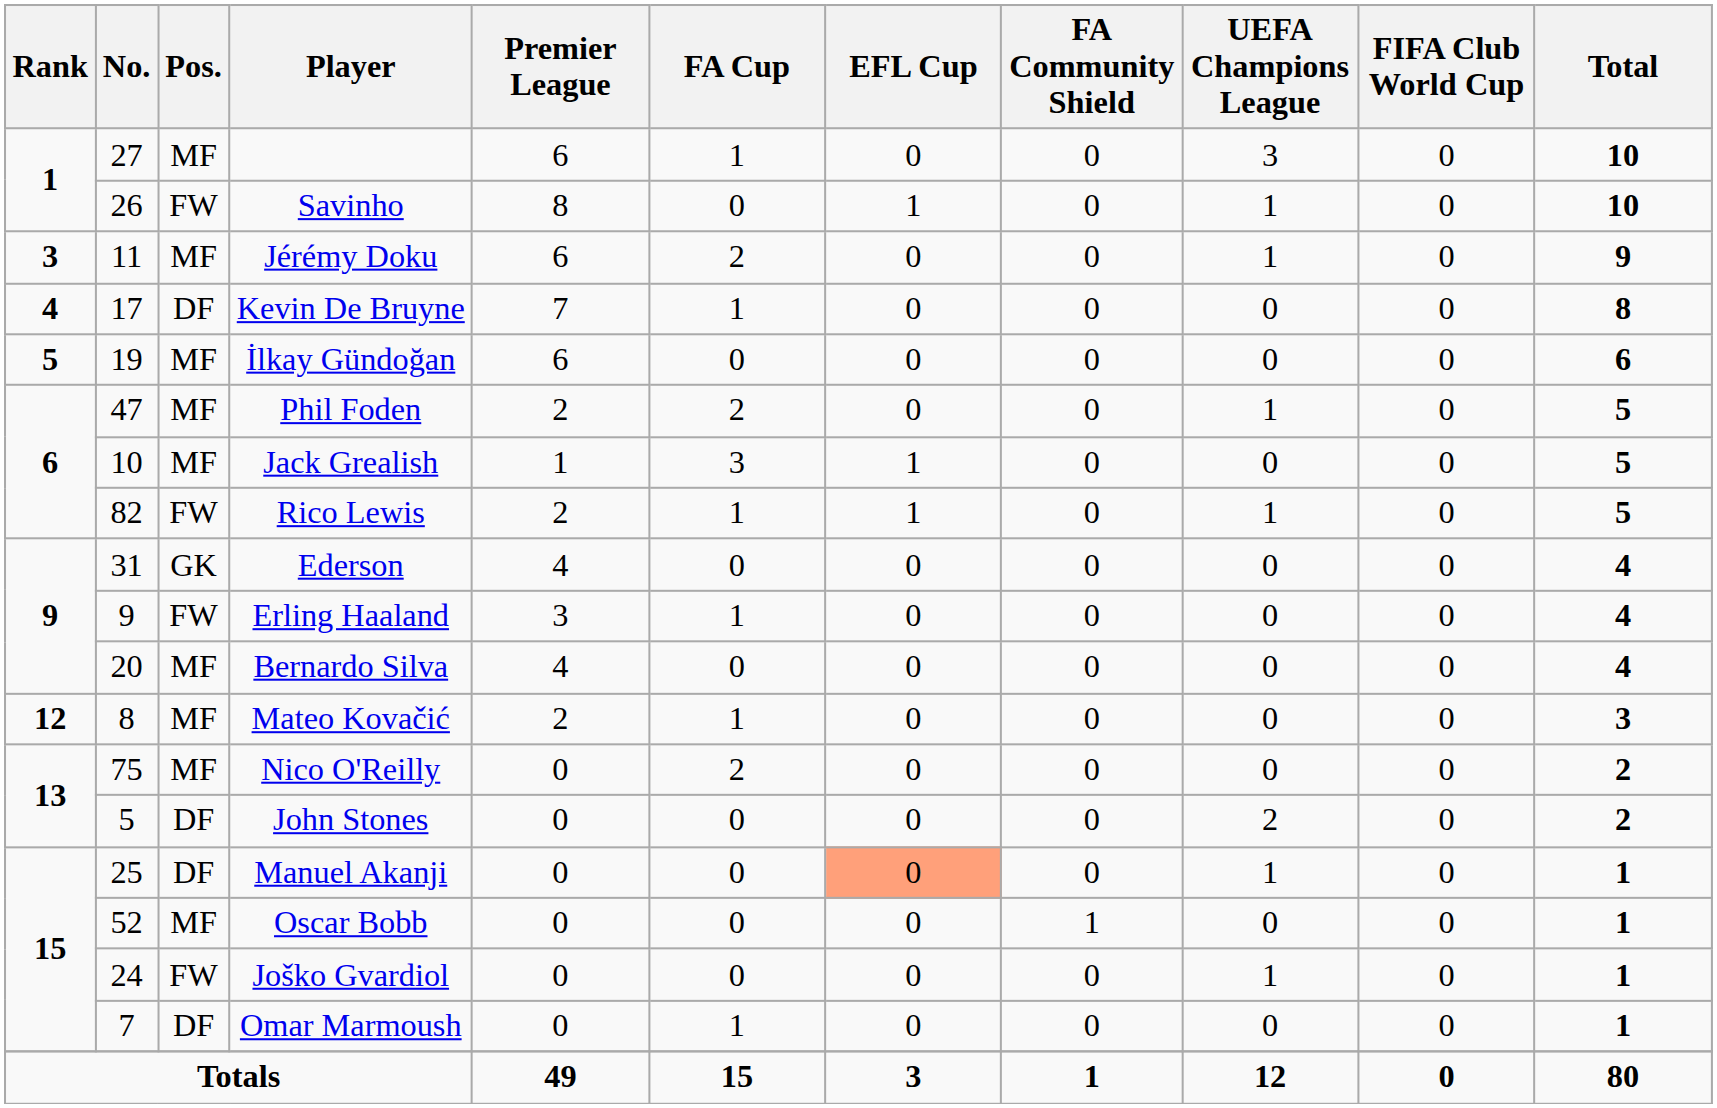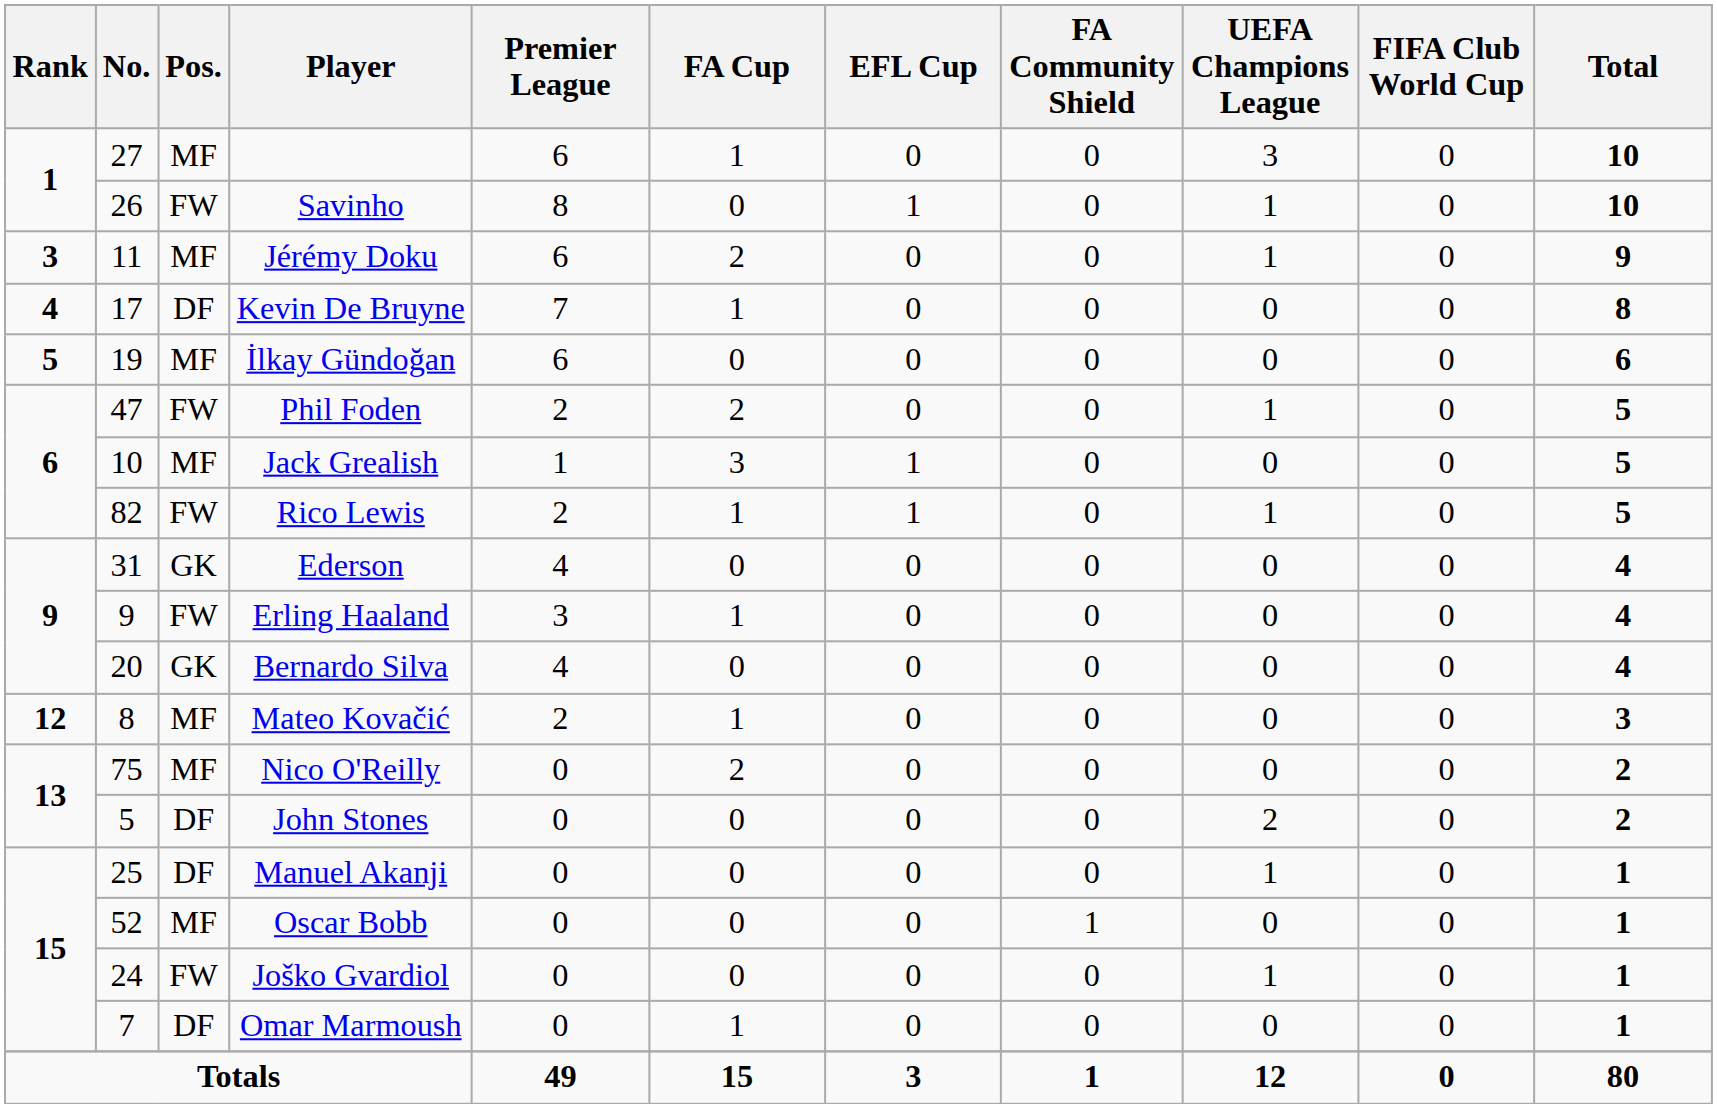(194, 410) MF -> (194, 410) FW
(194, 666) MF -> (194, 666) GK
(913, 871) lightsalmon background -> (913, 871) no background
